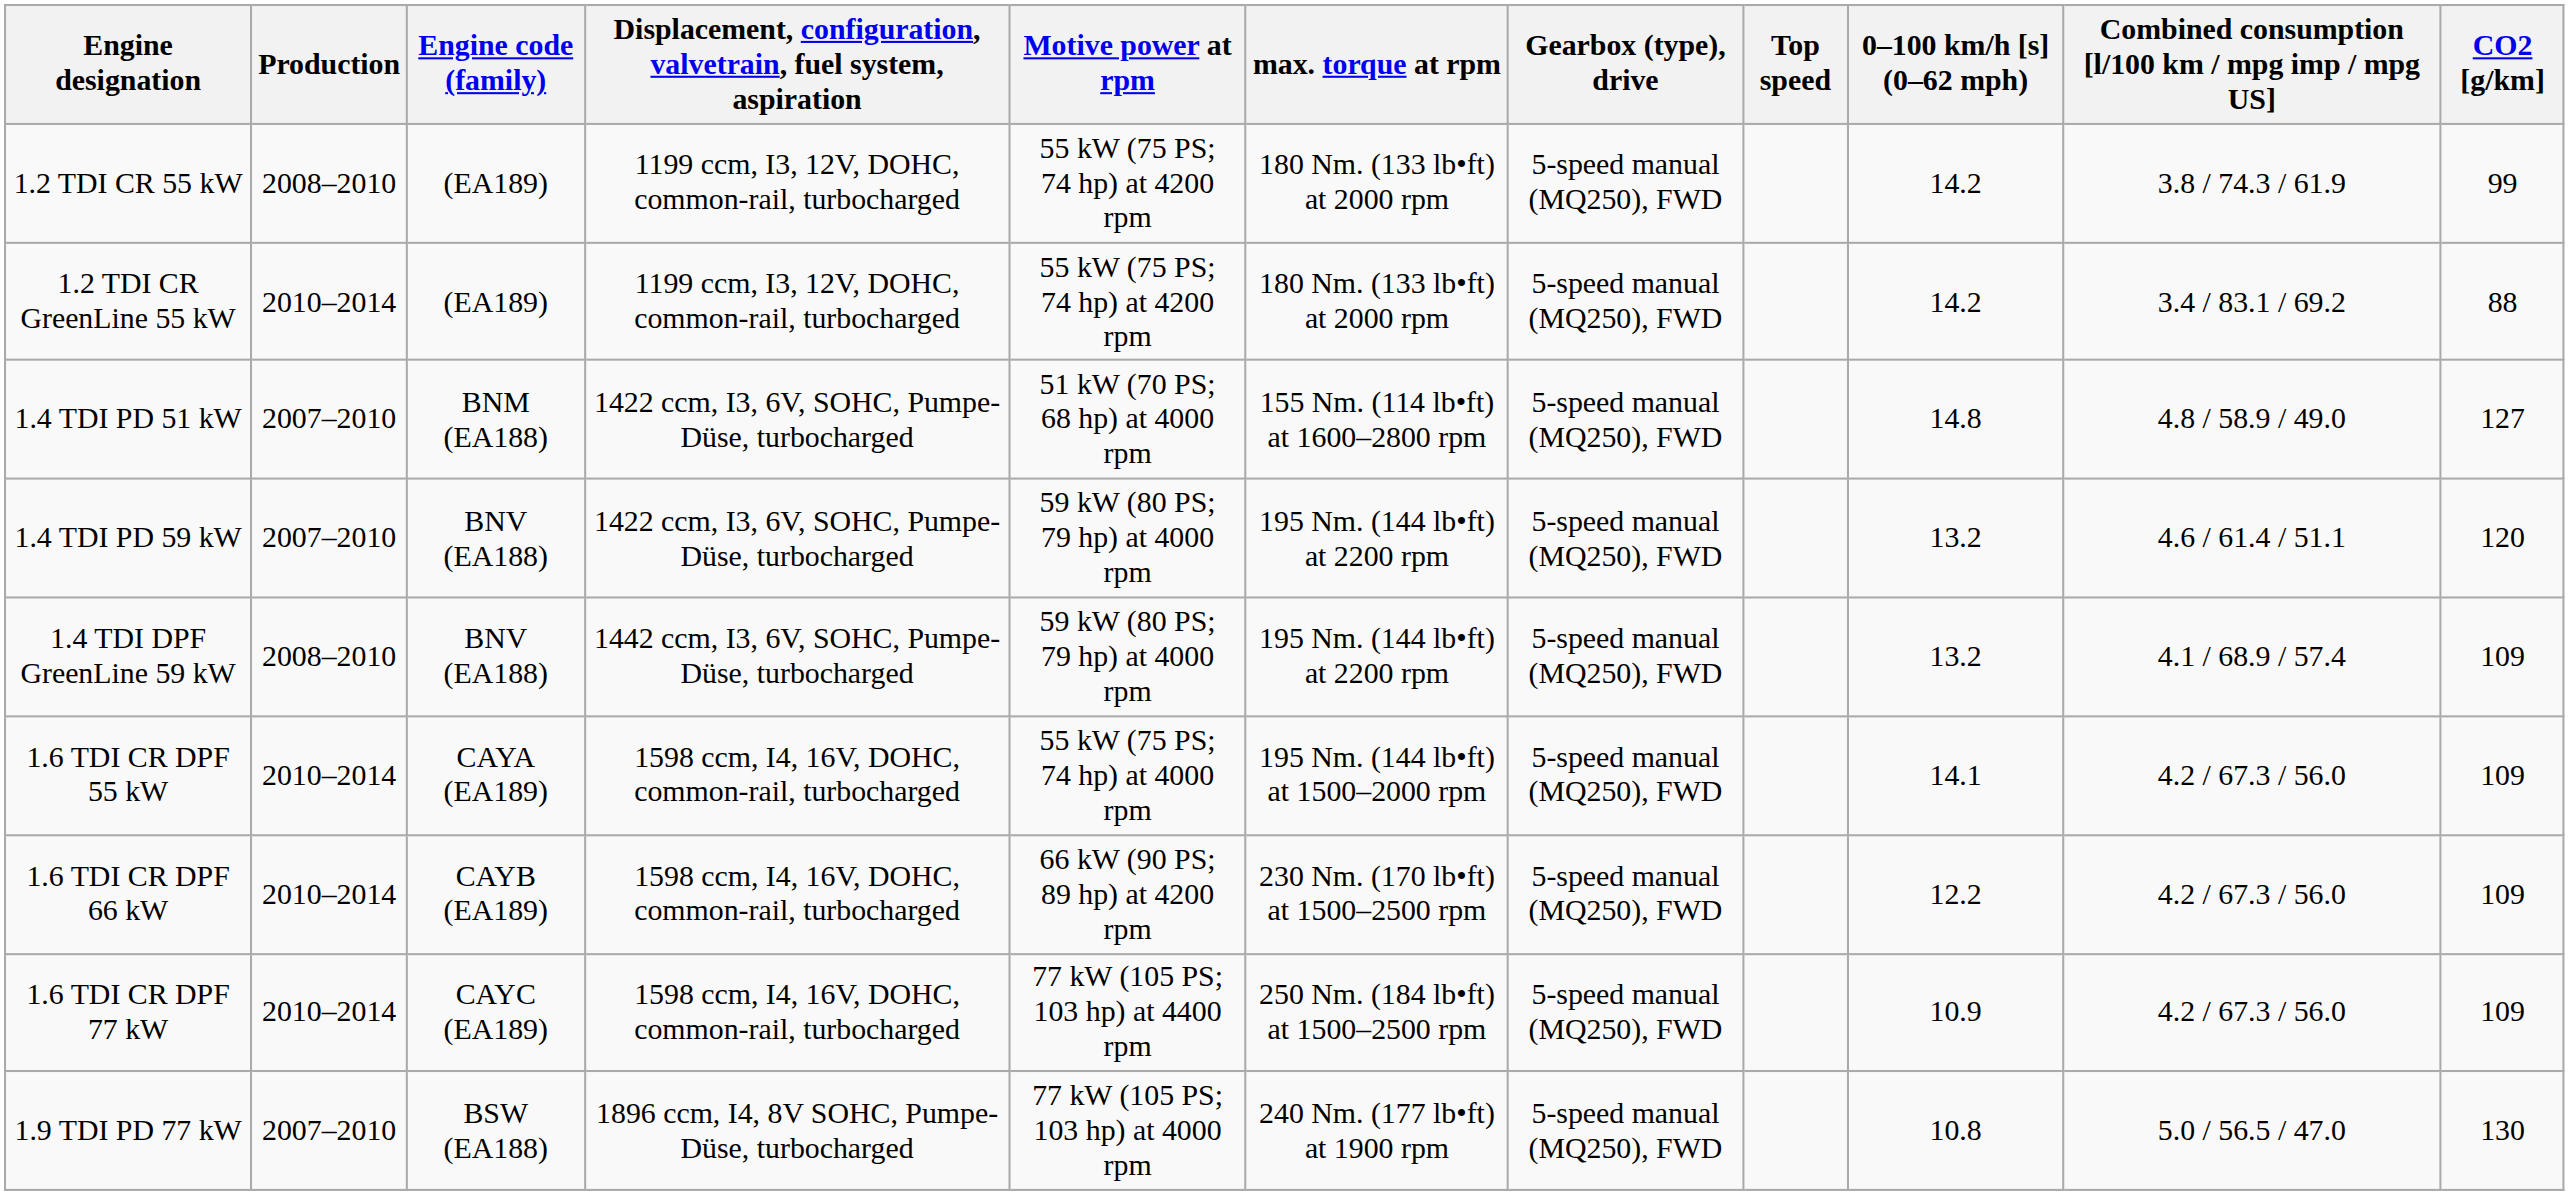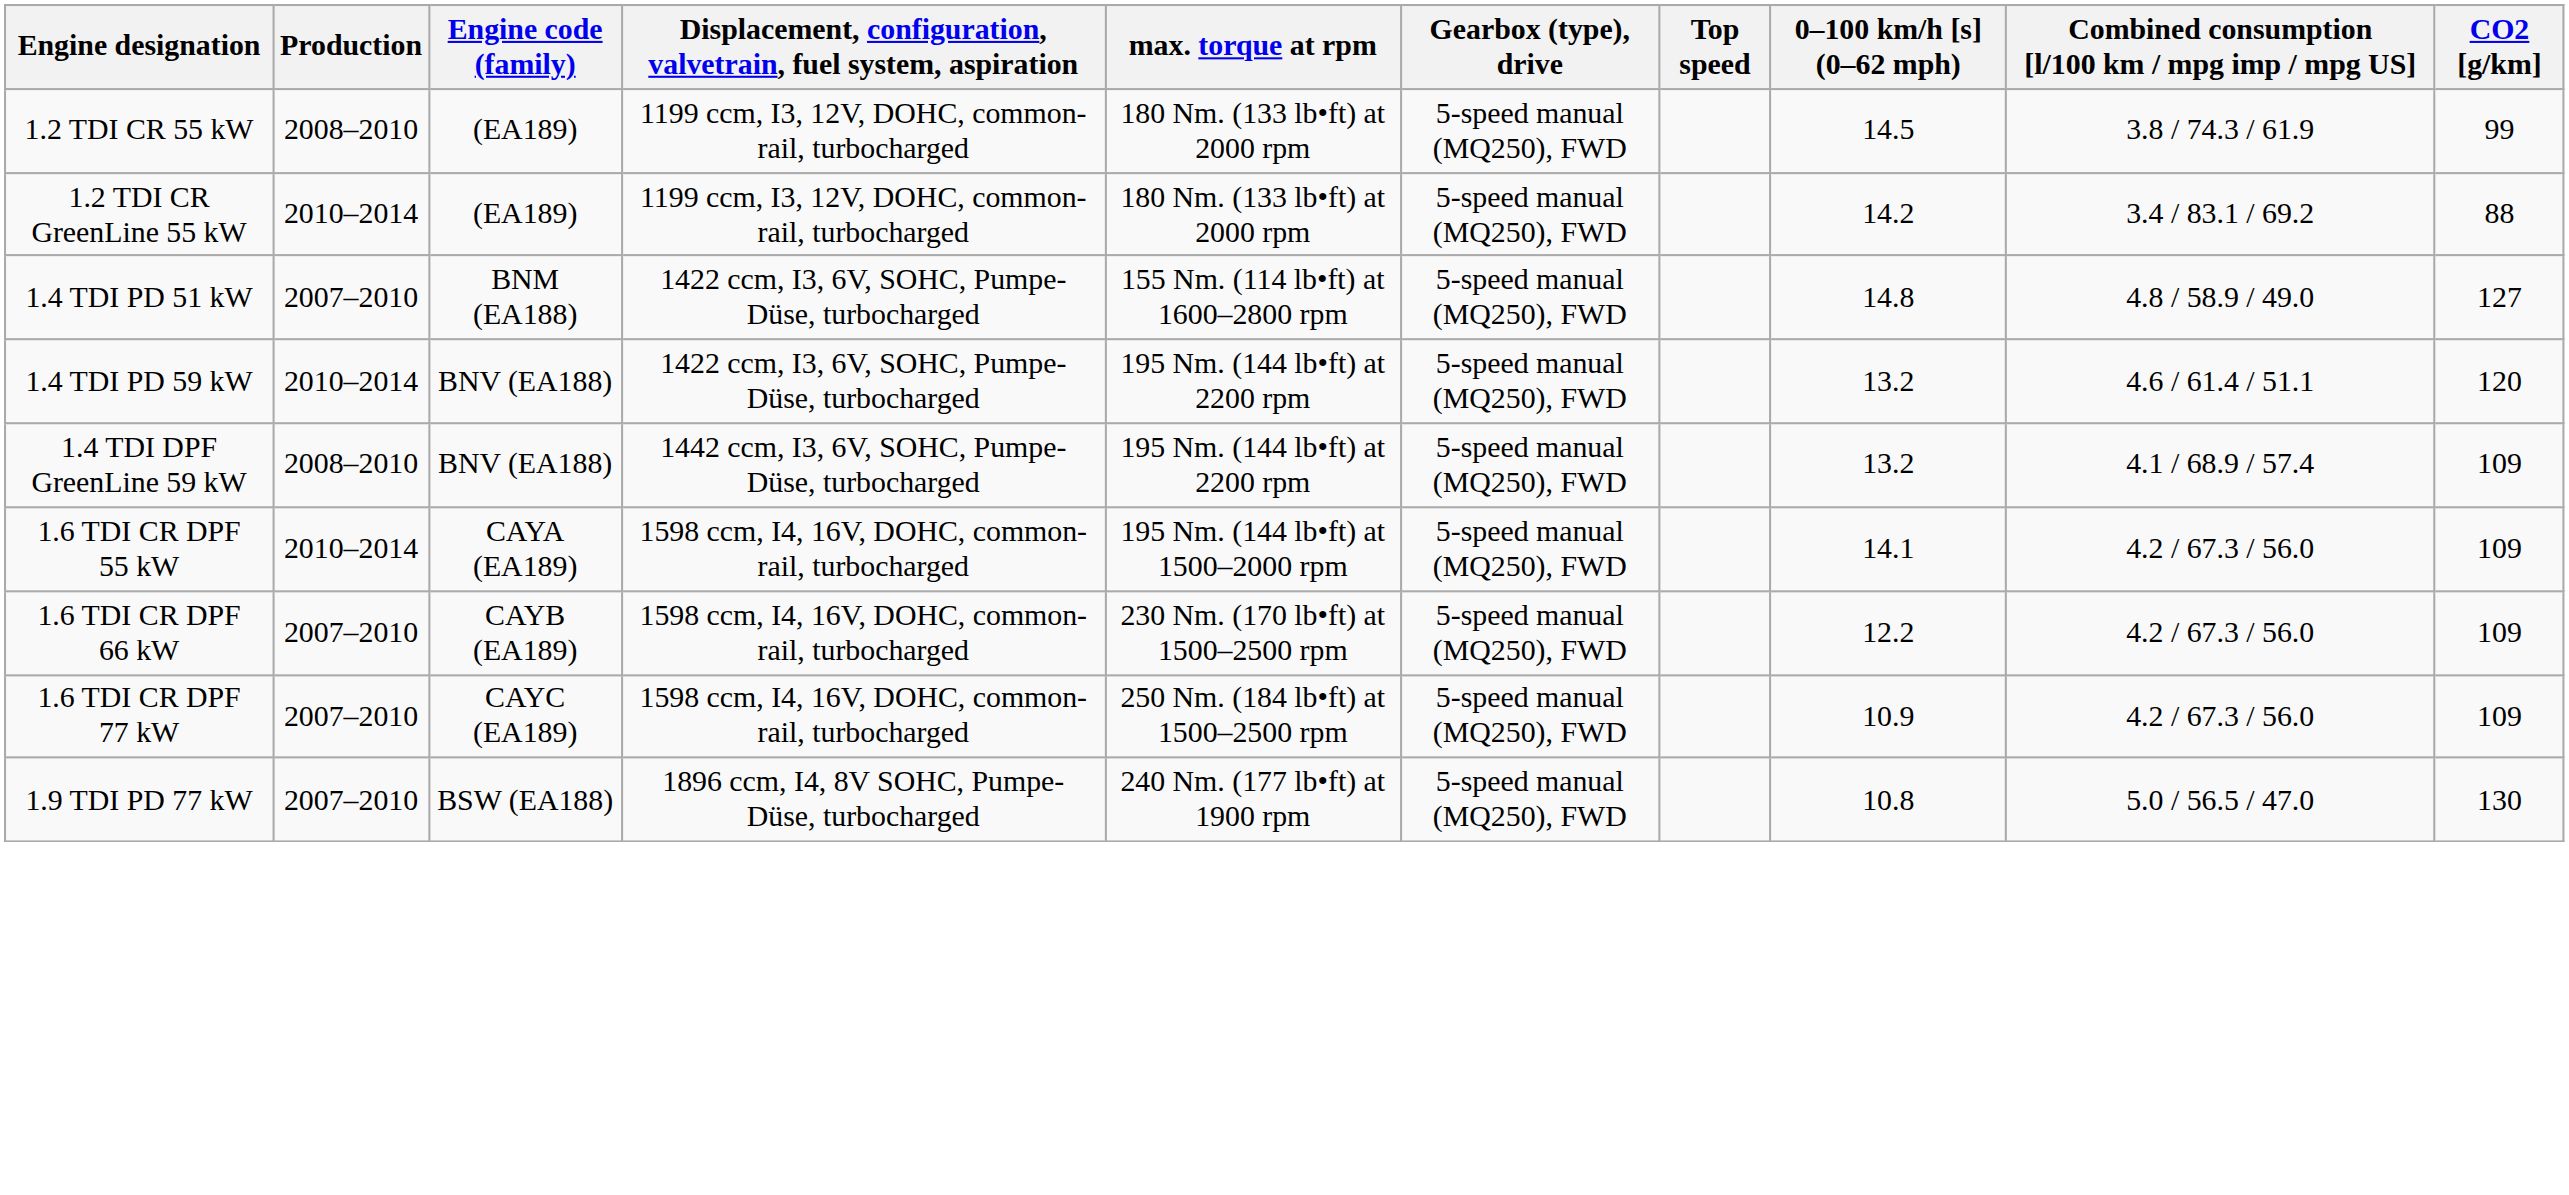- column: (1128, 63)
(1956, 181) 14.2 -> (1888, 129) 14.5
(329, 537) 2007–2010 -> (351, 380) 2010–2014
(329, 892) 2010–2014 -> (351, 631) 2007–2010
(329, 1011) 2010–2014 -> (351, 715) 2007–2010
